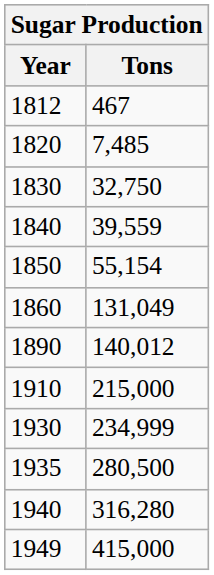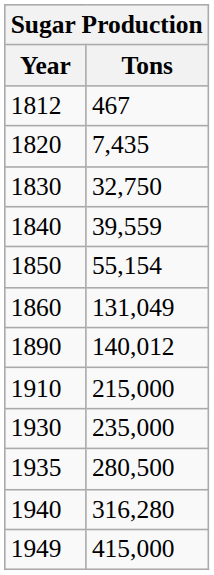(121, 145) 7,485 -> (121, 145) 7,435
(133, 428) 234,999 -> (133, 428) 235,000
